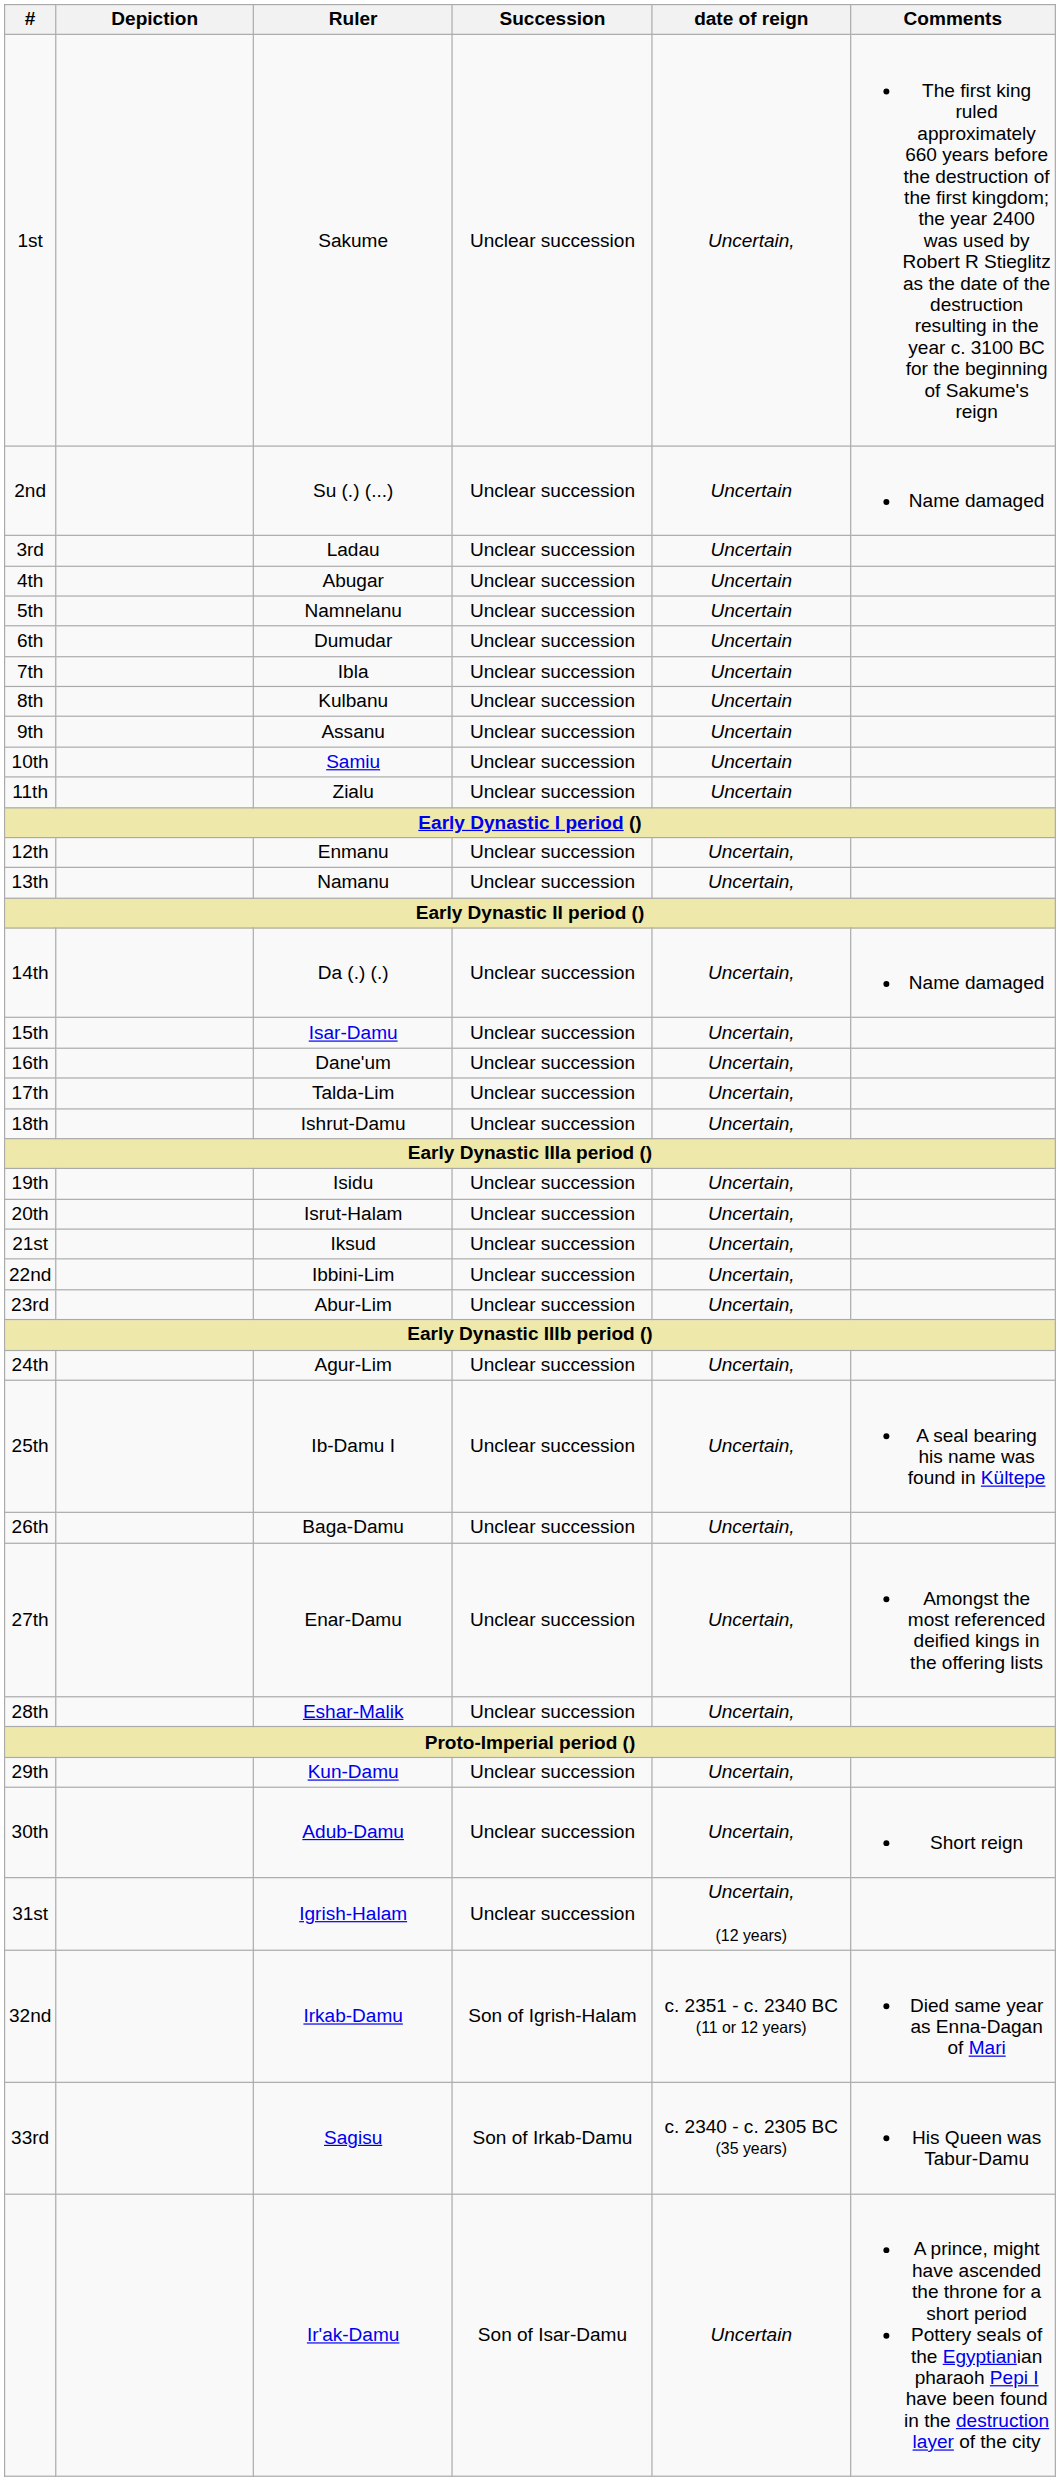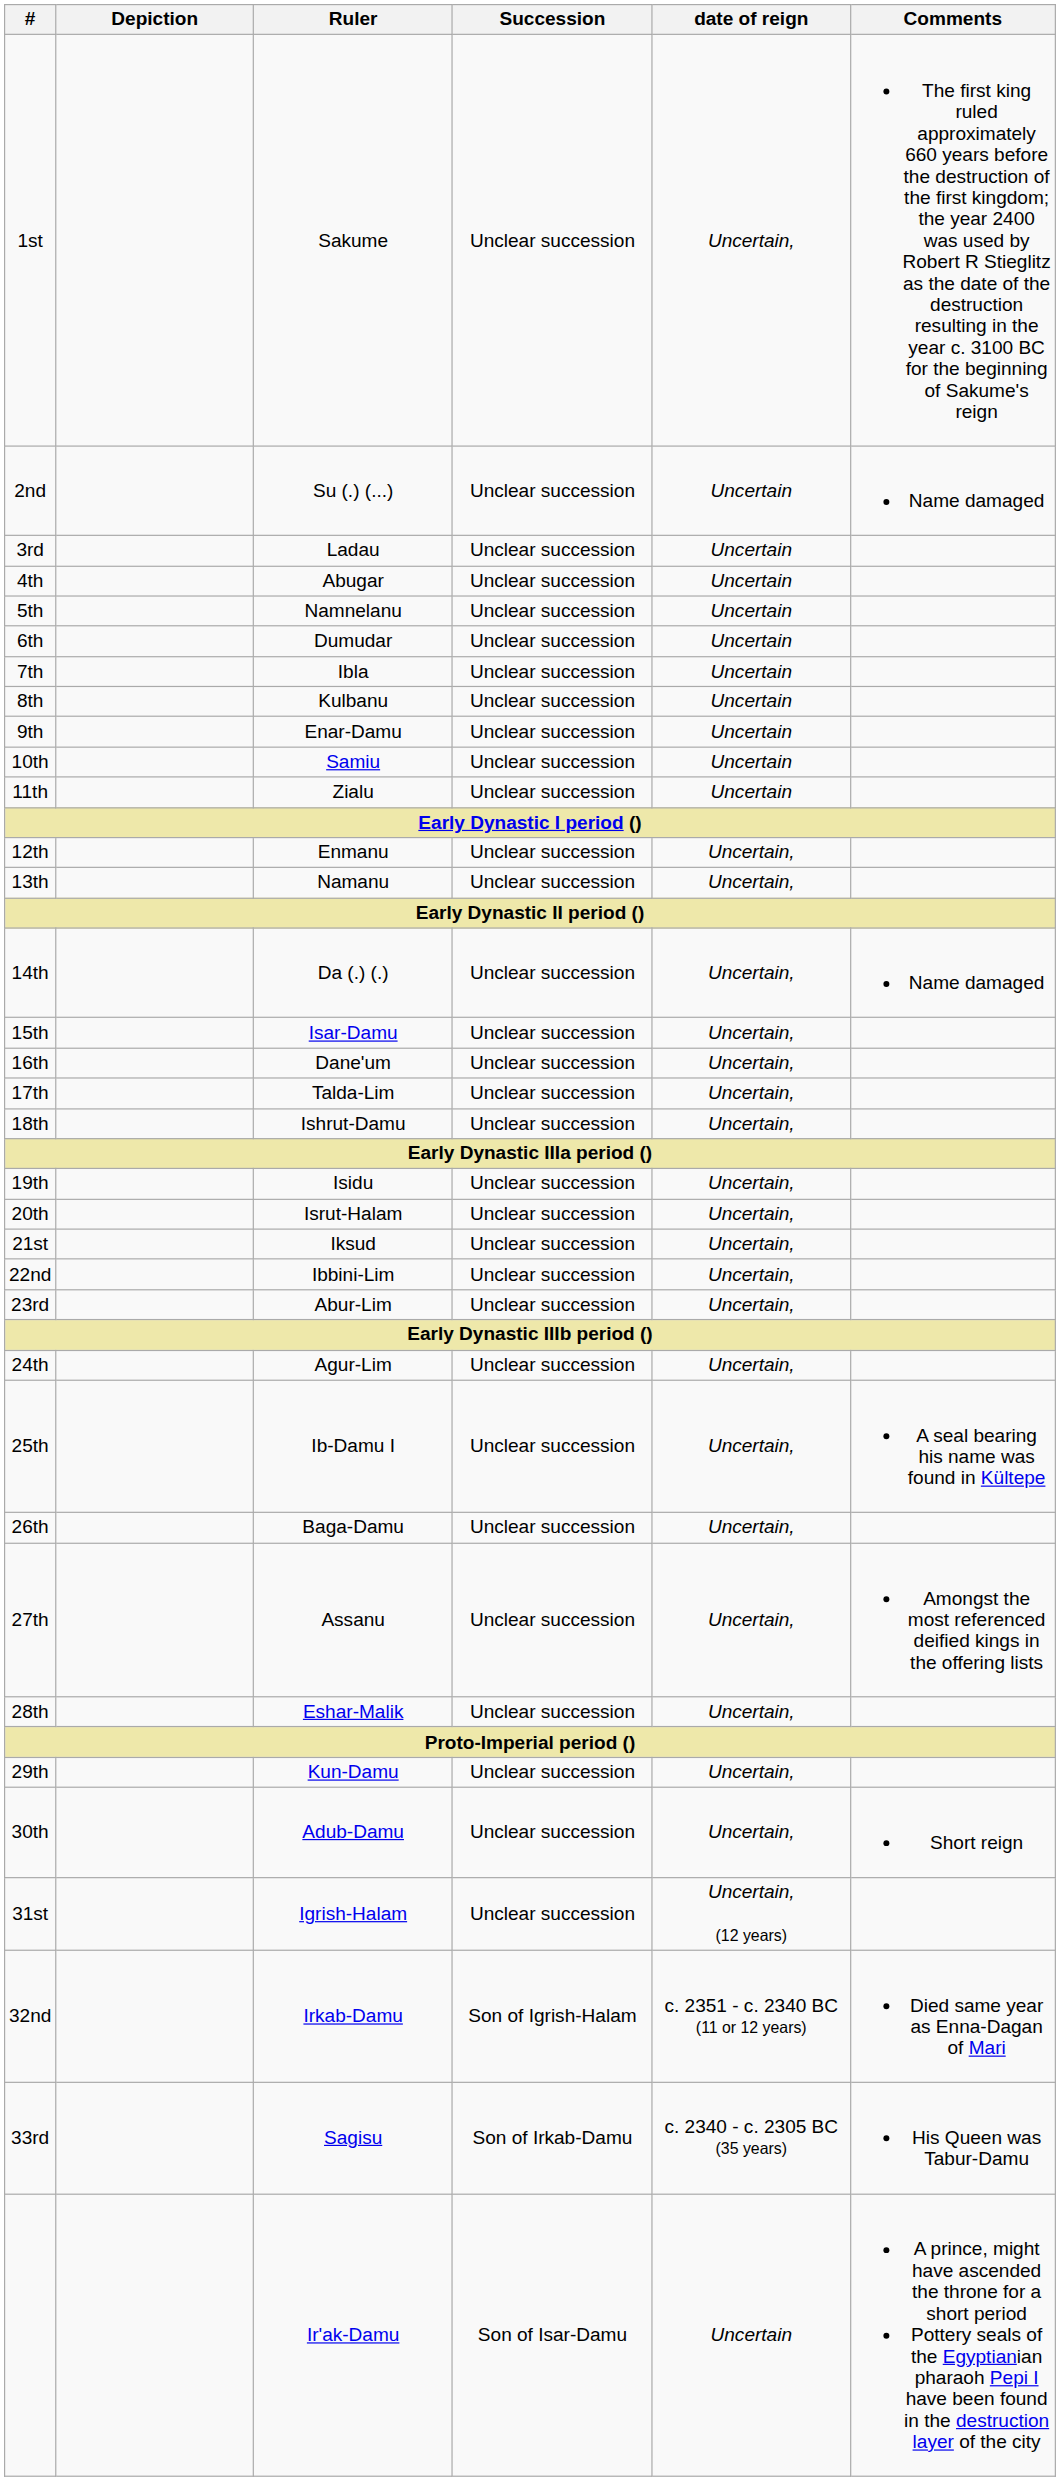(353, 731) Assanu -> (353, 731) Enar-Damu
(353, 1619) Enar-Damu -> (353, 1619) Assanu
